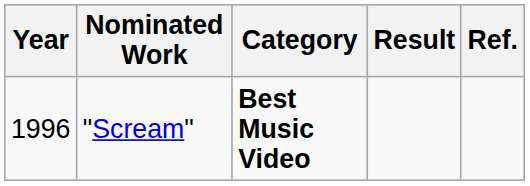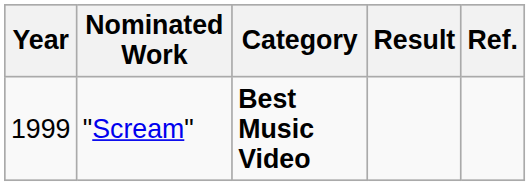(41, 128) 1996 -> (41, 128) 1999
